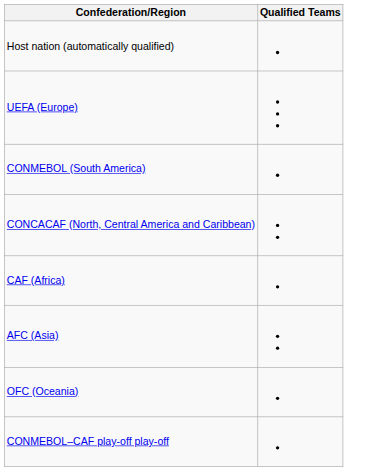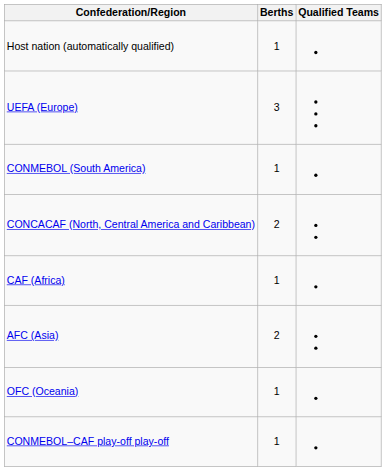+ column: (277, 12)
